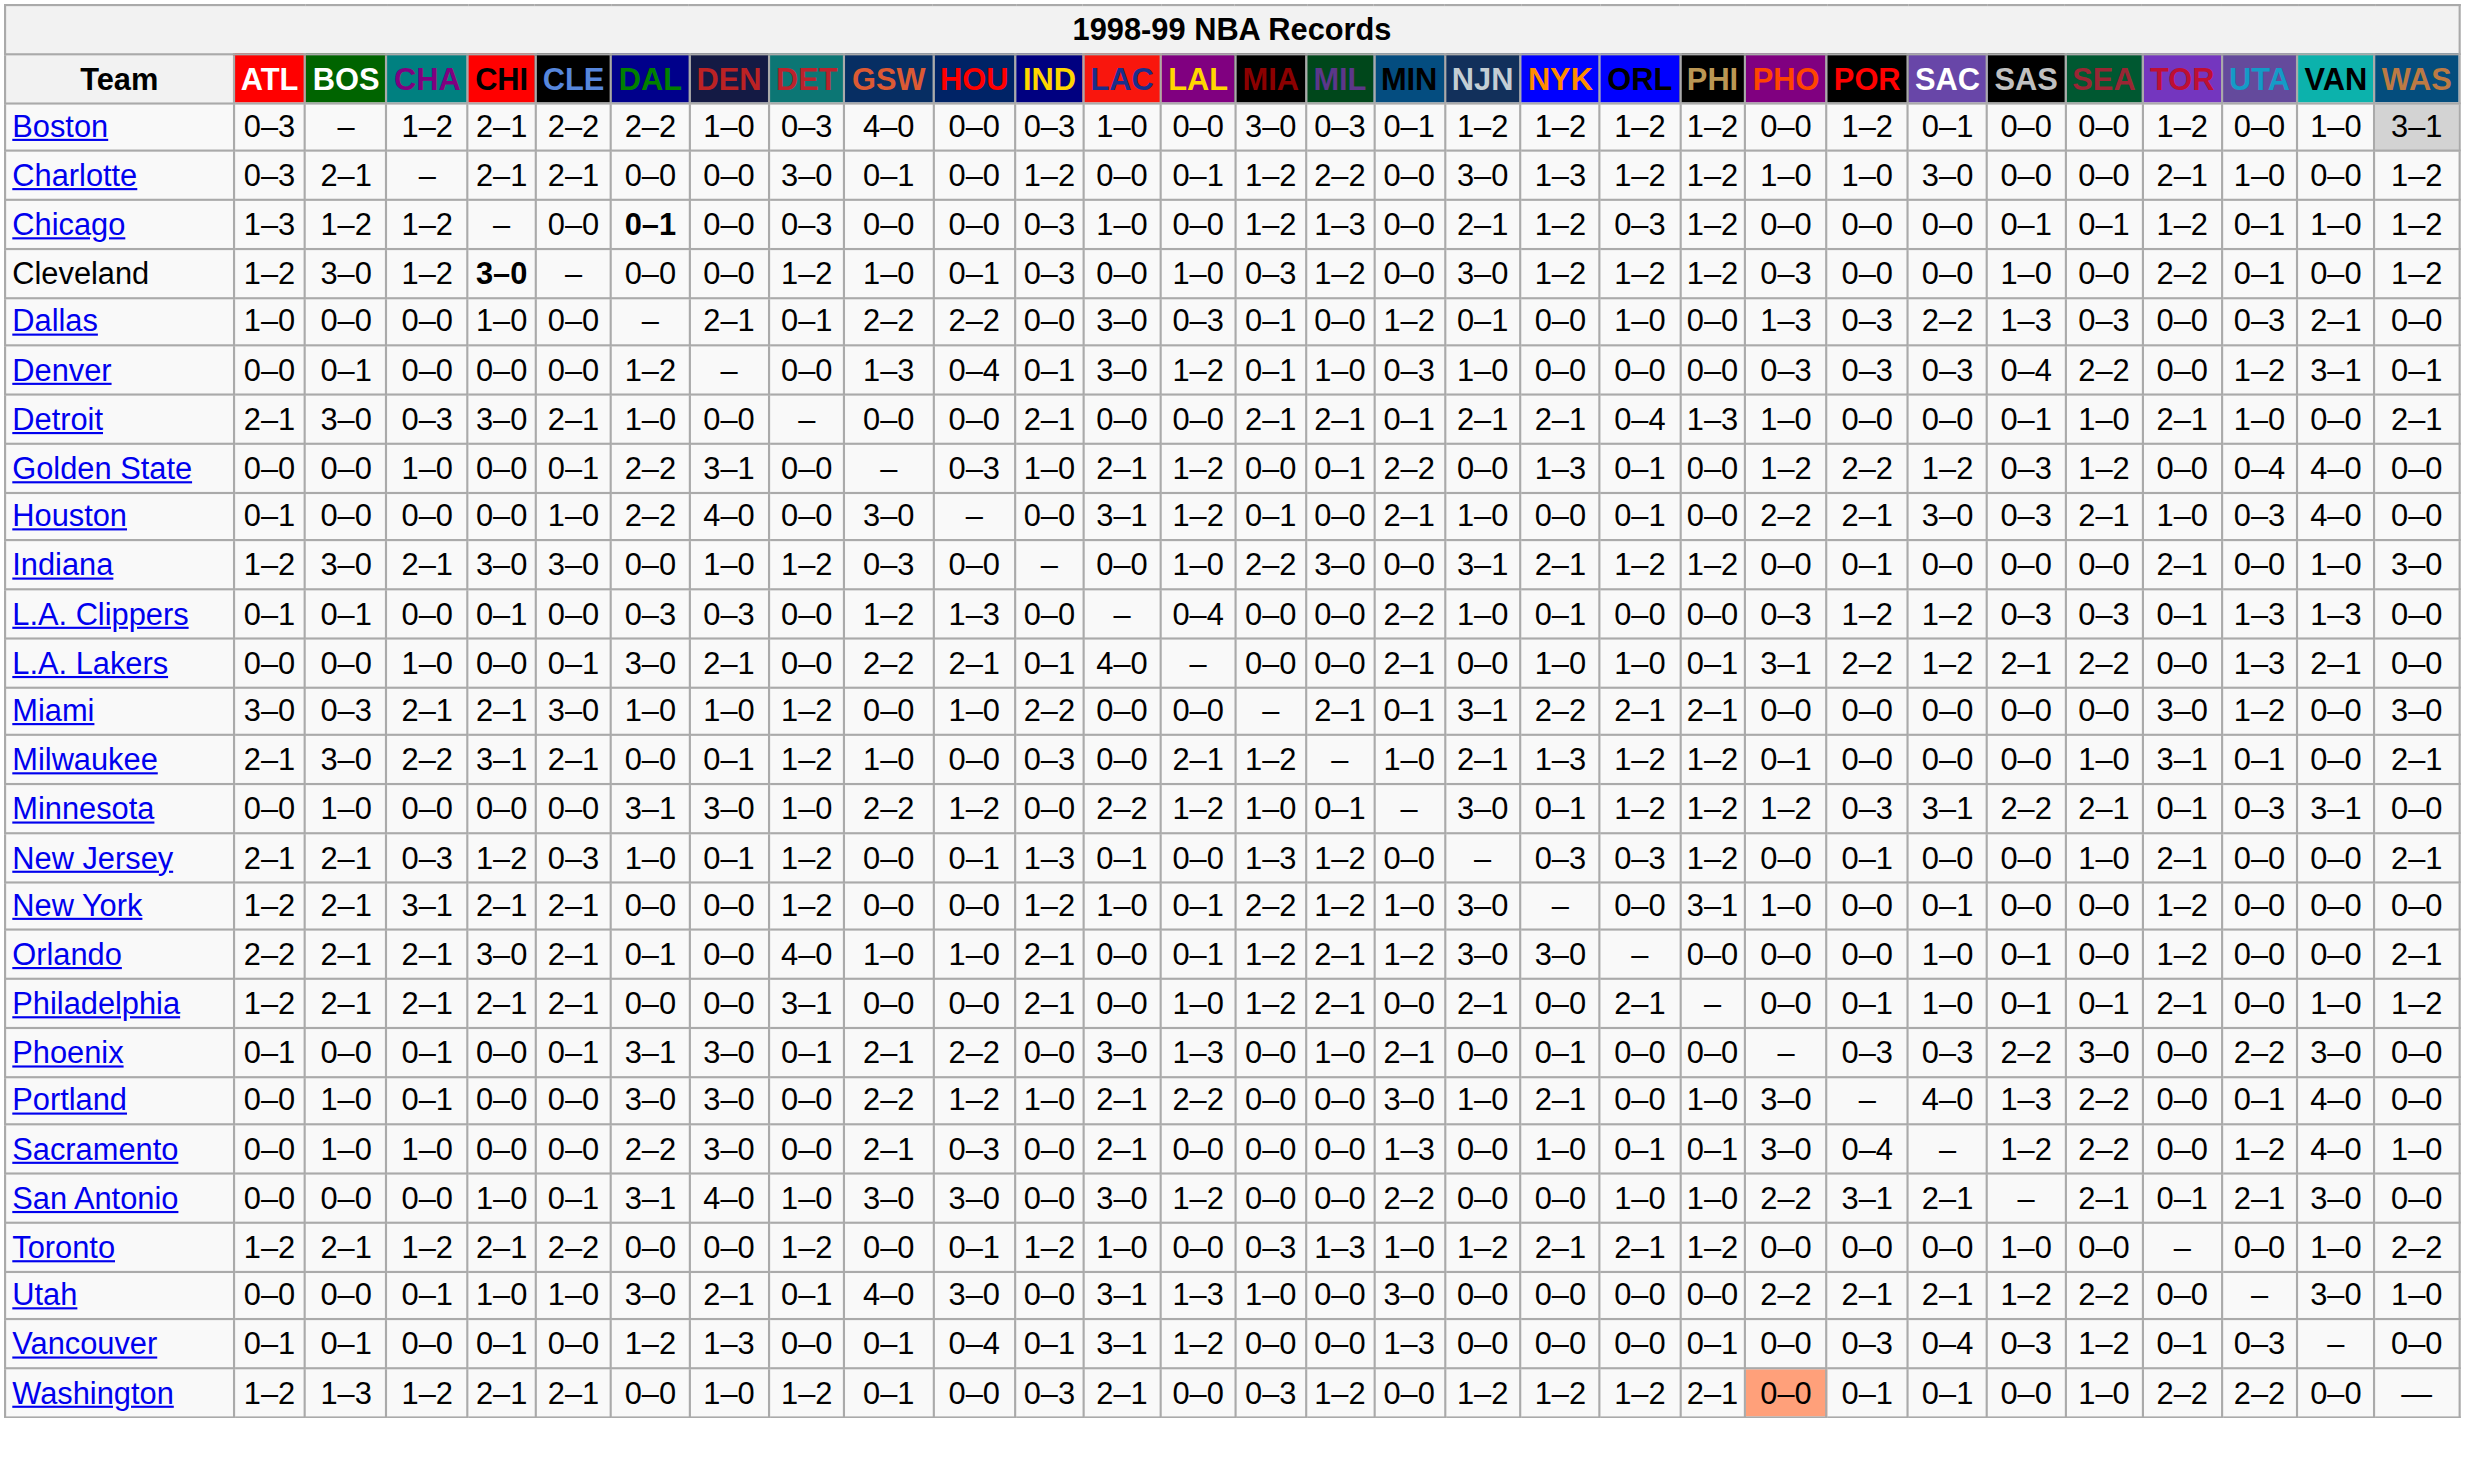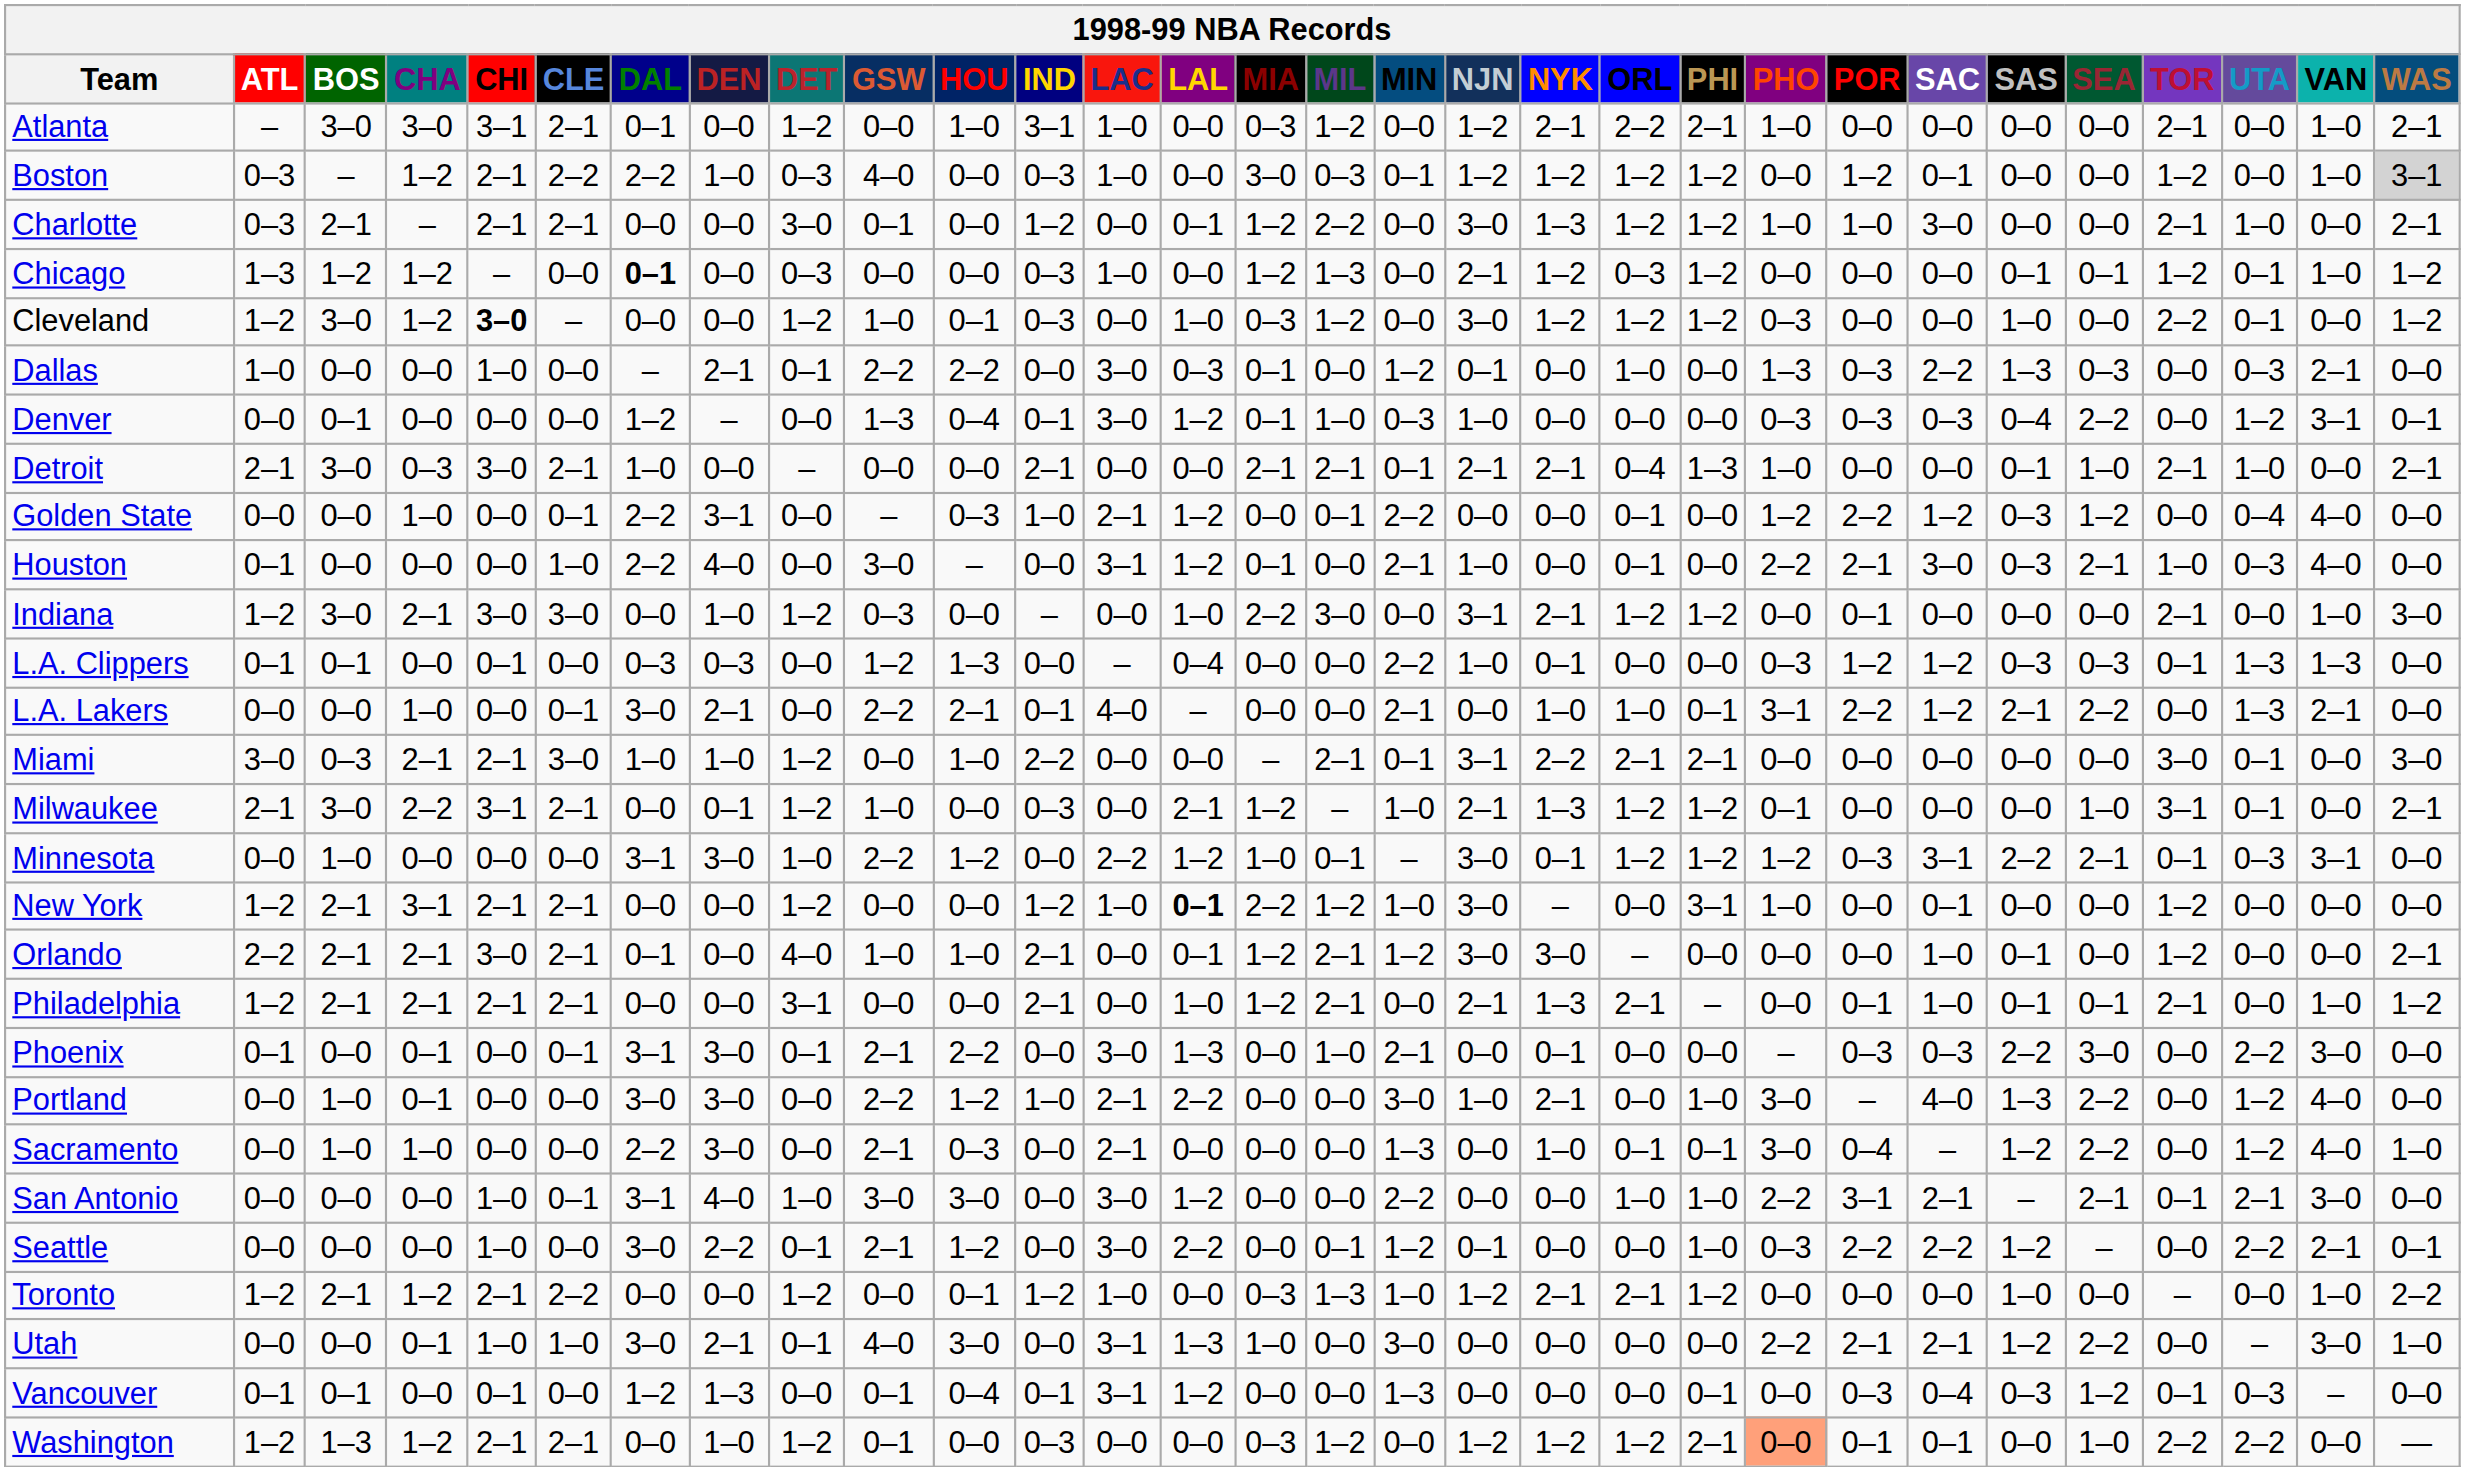+ row: (60, 127)
(2417, 176) 1–2 -> (2417, 225) 2–1
(1560, 468) 1–3 -> (1560, 517) 0–0
(2260, 711) 1–2 -> (2260, 760) 0–1
- row: (93, 857)
(1198, 906) normal -> (1198, 906) bold
(1560, 1004) 0–0 -> (1560, 1004) 1–3
(2260, 1101) 0–1 -> (2260, 1101) 1–2
+ row: (60, 1247)
(1122, 1393) 2–1 -> (1122, 1442) 0–0
